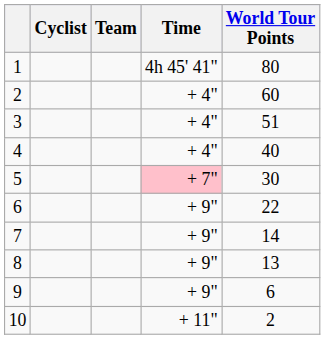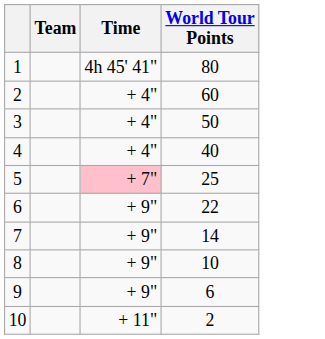- column: (61, 28)
(271, 123) 51 -> (210, 123) 50
(271, 179) 30 -> (210, 179) 25
(271, 263) 13 -> (210, 263) 10
